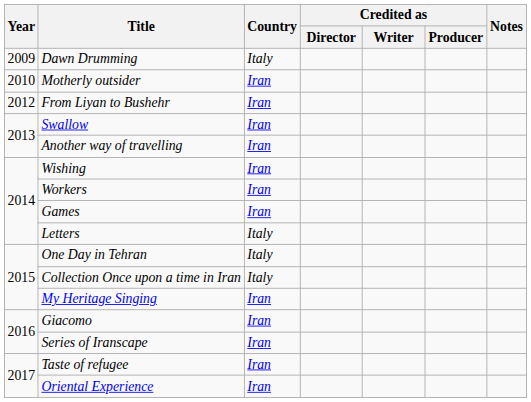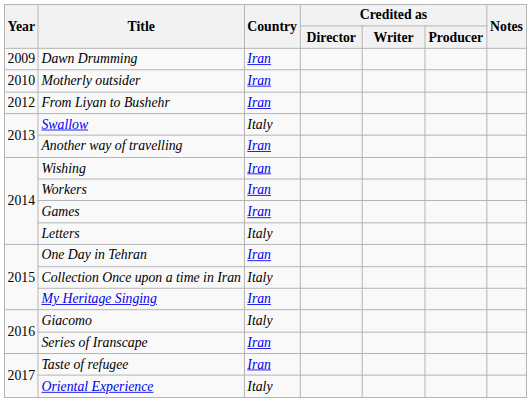(260, 59) Italy -> (259, 59) Iran
(259, 124) Iran -> (260, 124) Italy
(260, 255) Italy -> (259, 255) Iran
(259, 320) Iran -> (260, 320) Italy
(259, 386) Iran -> (260, 386) Italy
